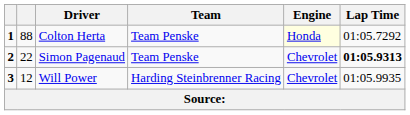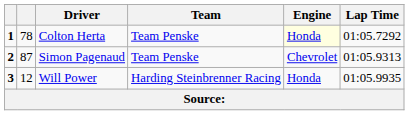(26, 35) 88 -> (26, 35) 78
(26, 56) 22 -> (26, 56) 87
(373, 56) bold -> (372, 56) normal
(312, 77) Chevrolet -> (304, 77) Honda
